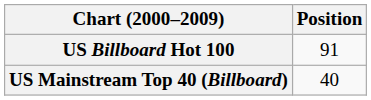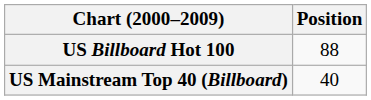(330, 49) 91 -> (330, 49) 88
